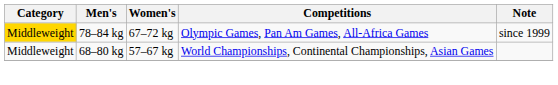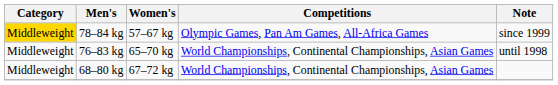(151, 32) 67–72 kg -> (151, 32) 57–67 kg
+ row: (101, 51)
(151, 51) 57–67 kg -> (151, 70) 67–72 kg
